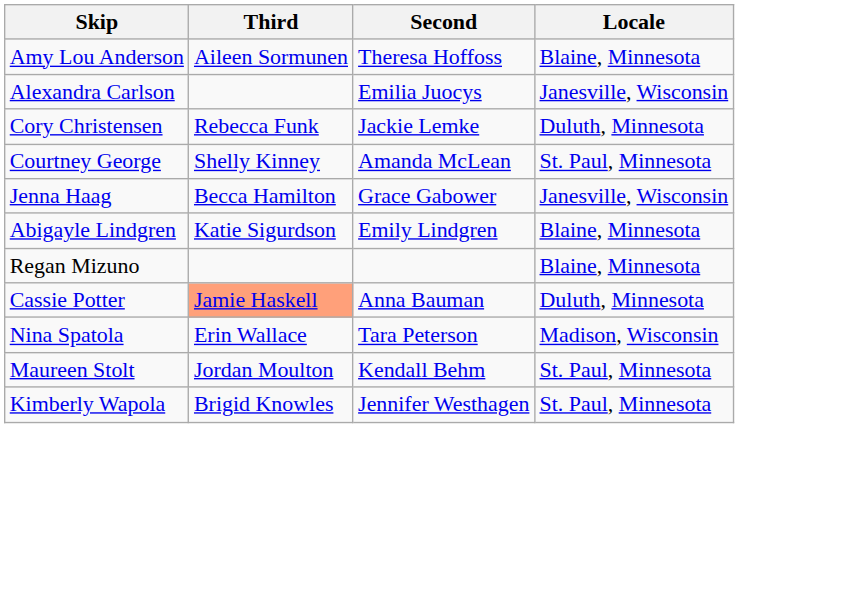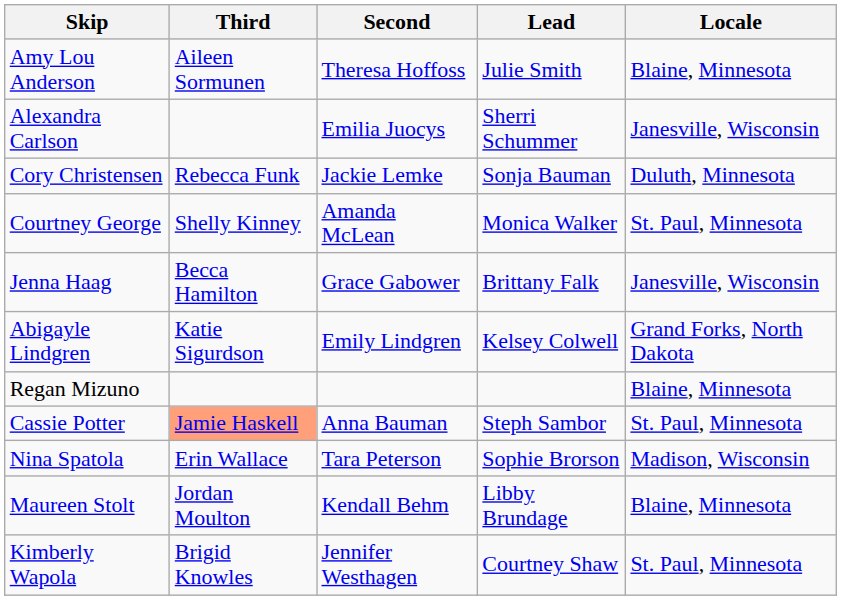+ column: (551, 21)
(620, 230) Blaine, Minnesota -> (717, 341) Grand Forks, North Dakota
(622, 299) Duluth, Minnesota -> (716, 423) St. Paul, Minnesota
(625, 369) St. Paul, Minnesota -> (711, 505) Blaine, Minnesota
